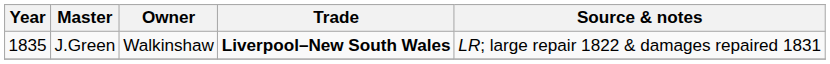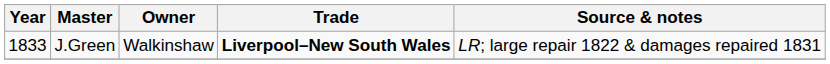(28, 45) 1835 -> (28, 45) 1833
